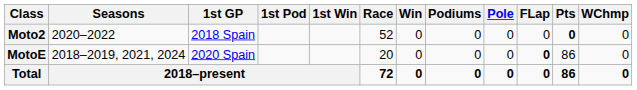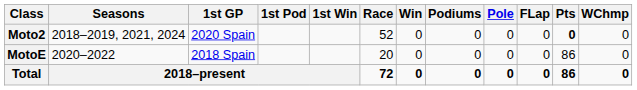(83, 34) 2020–2022 -> (119, 34) 2018–2019, 2021, 2024
(223, 34) 2018 Spain -> (223, 34) 2020 Spain
(119, 54) 2018–2019, 2021, 2024 -> (83, 54) 2020–2022
(223, 54) 2020 Spain -> (223, 54) 2018 Spain
(546, 54) bold -> (546, 54) normal
